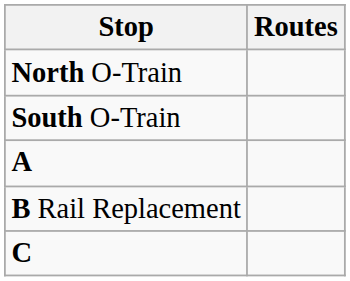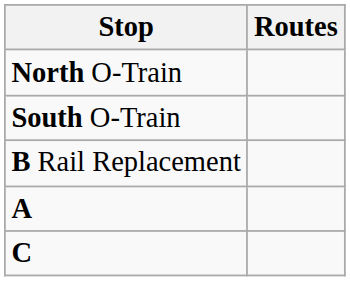rows swapped: (22, 162) <-> (126, 207)
